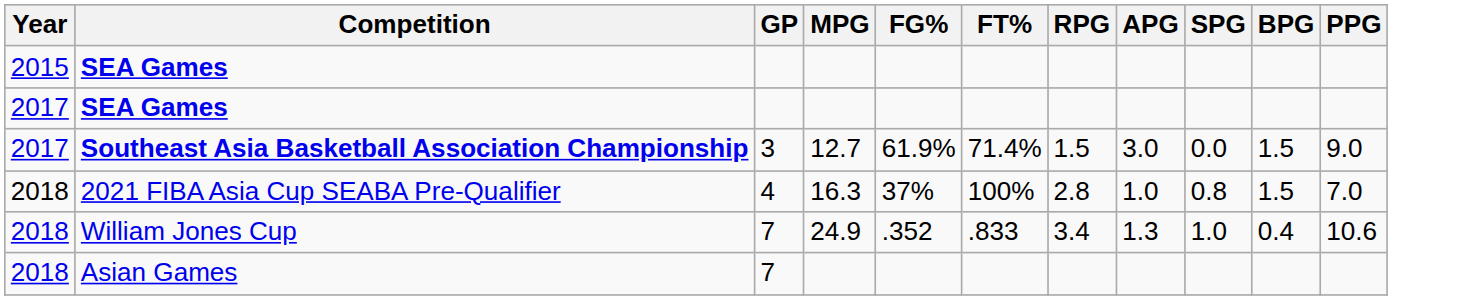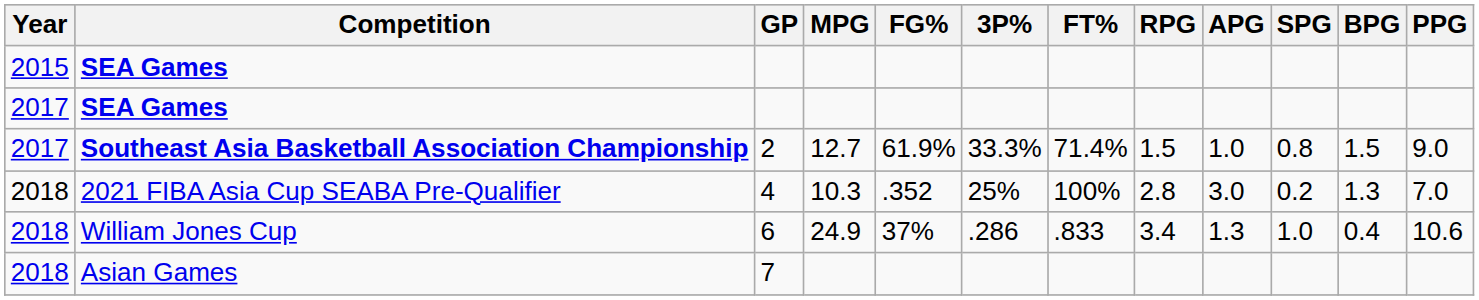+ column: (1005, 25)
(768, 149) 3 -> (768, 149) 2
(1140, 149) 3.0 -> (1226, 149) 1.0
(1209, 149) 0.0 -> (1295, 149) 0.8
(836, 190) 16.3 -> (836, 190) 10.3
(908, 190) 37% -> (907, 190) .352
(1140, 190) 1.0 -> (1226, 190) 3.0
(1209, 190) 0.8 -> (1295, 190) 0.2
(1276, 190) 1.5 -> (1362, 190) 1.3
(768, 231) 7 -> (768, 231) 6
(907, 231) .352 -> (908, 231) 37%
